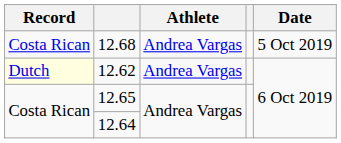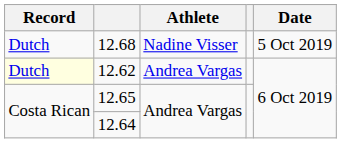(49, 44) Costa Rican -> (29, 44) Dutch
(193, 44) Andrea Vargas -> (191, 44) Nadine Visser
